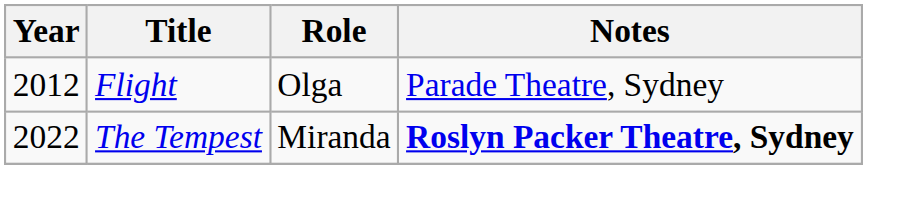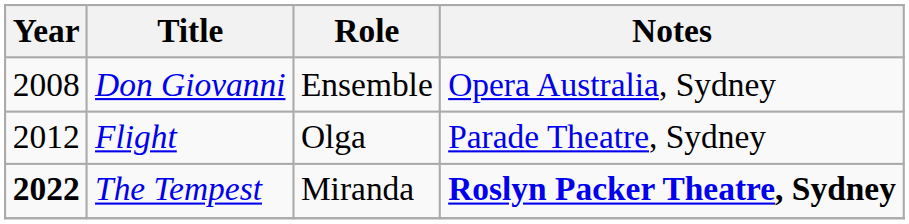+ row: (190, 84)
(46, 137) normal -> (46, 190) bold
